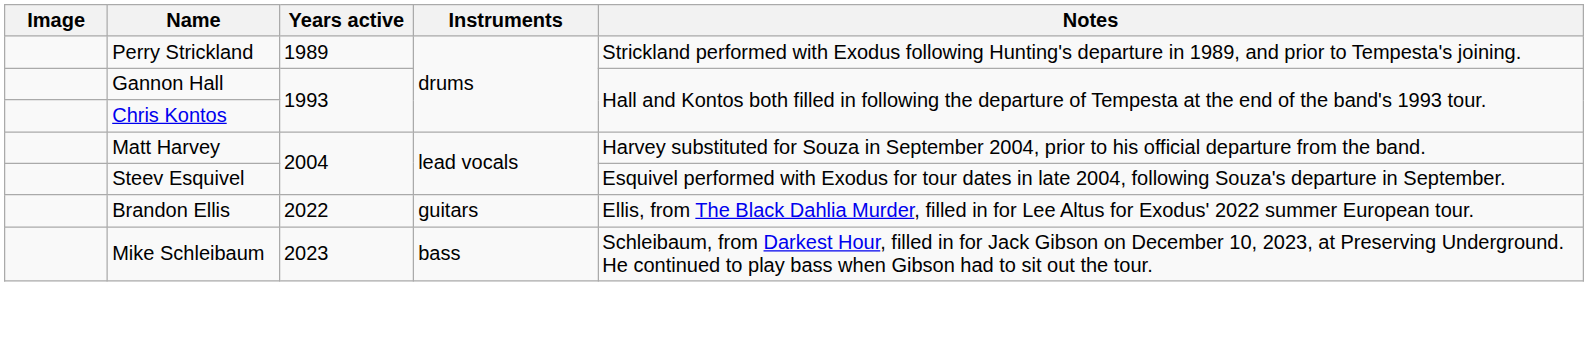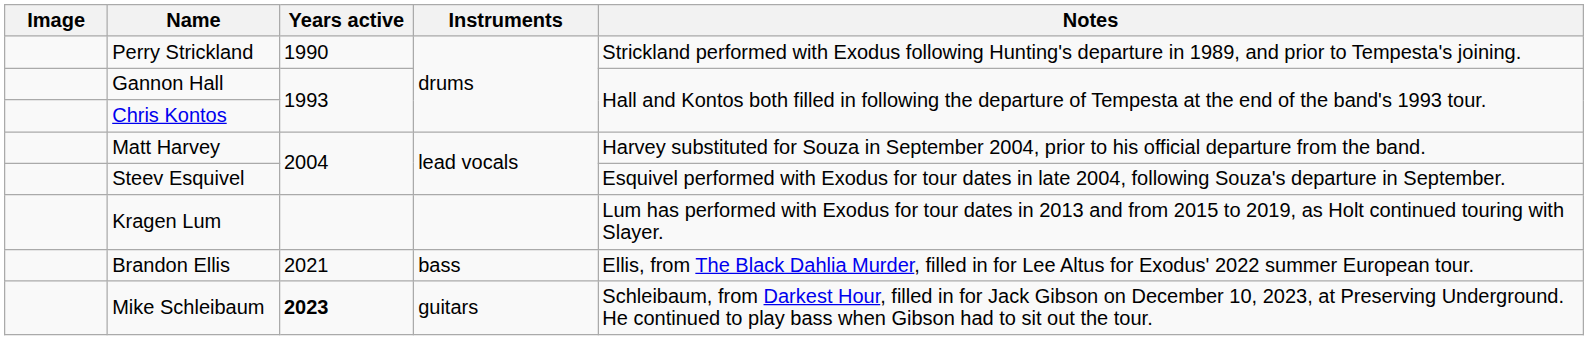(306, 52) 1989 -> (306, 52) 1990
+ row: (167, 221)
(306, 210) 2022 -> (306, 264) 2021
(448, 210) guitars -> (439, 264) bass
(306, 253) normal -> (306, 307) bold
(439, 253) bass -> (448, 307) guitars
